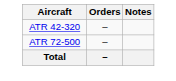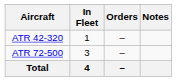+ column: (87, 17)
